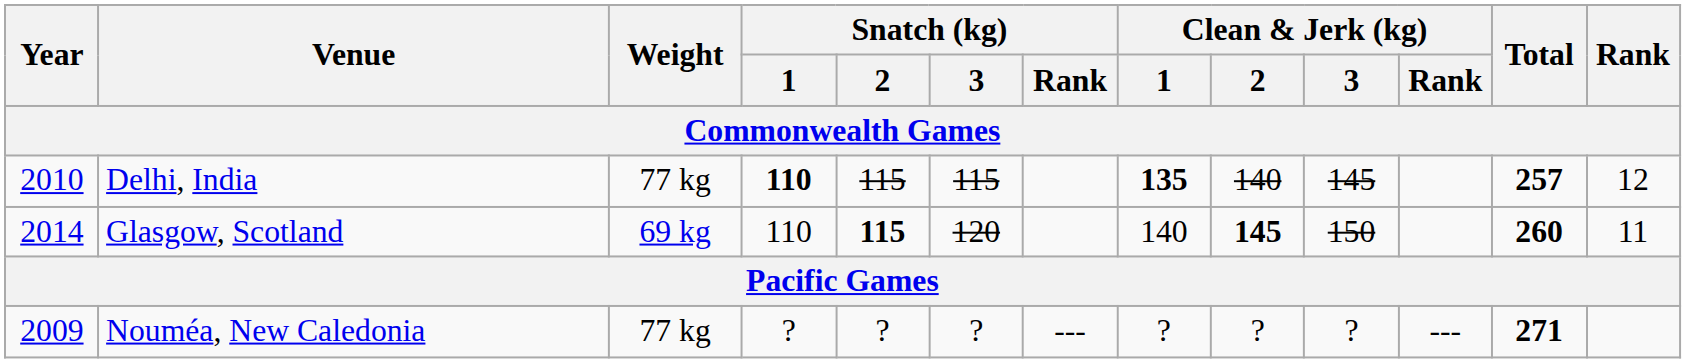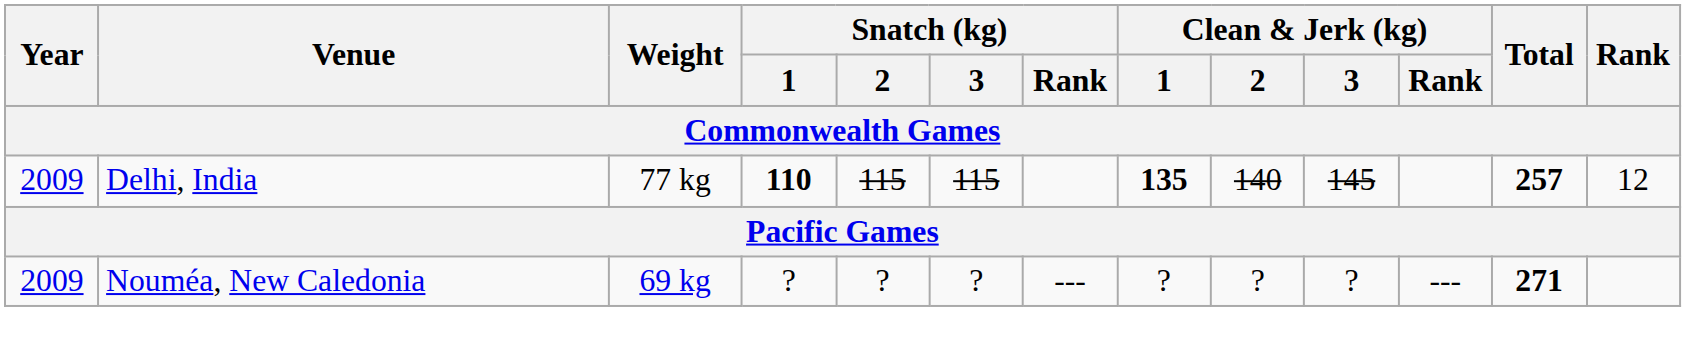(52, 180) 2010 -> (52, 180) 2009
- row: (225, 230)
(675, 331) 77 kg -> (675, 280) 69 kg
